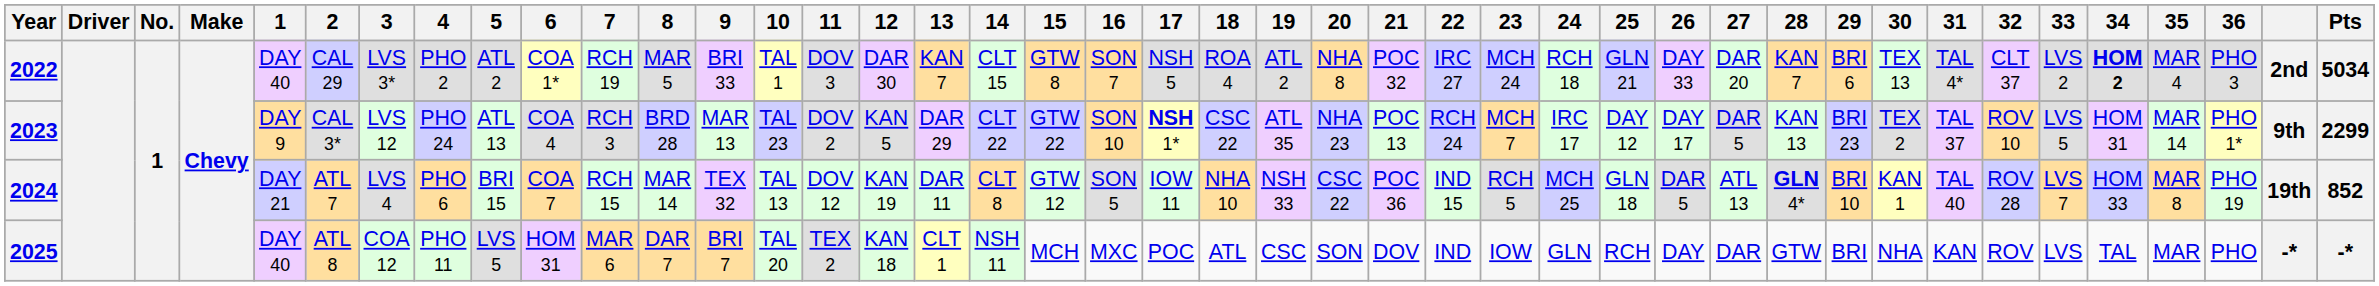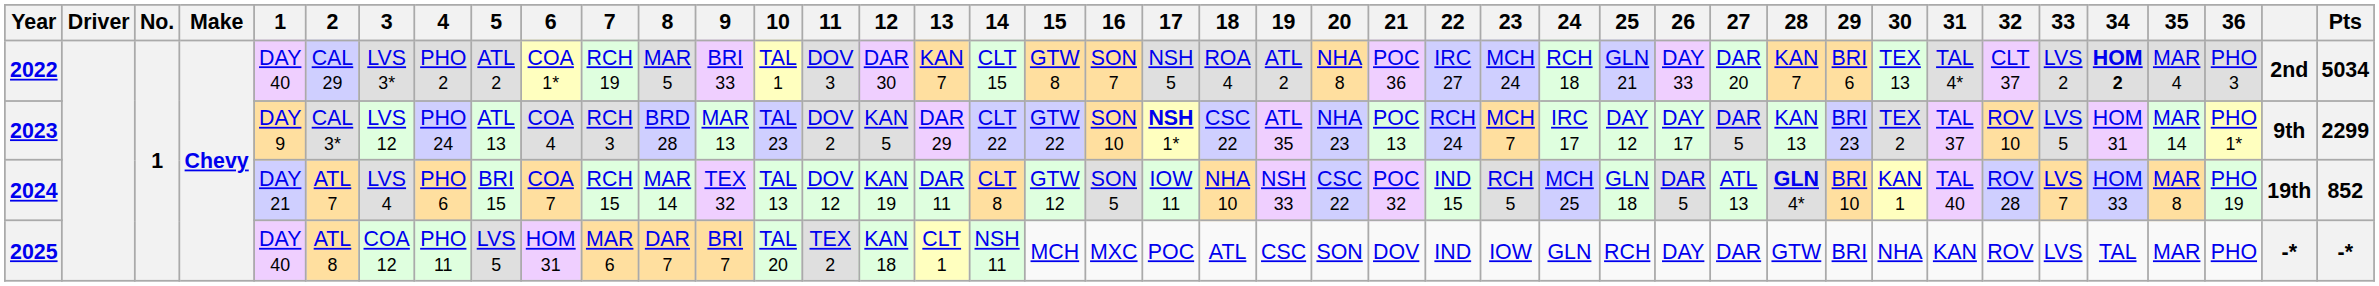(1396, 69) POC 32 -> (1396, 69) POC 36
(1396, 190) POC 36 -> (1396, 190) POC 32
